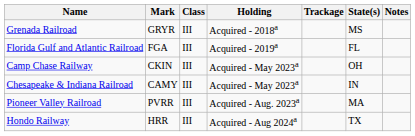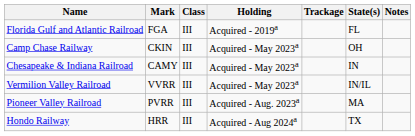- row: (42, 29)
+ row: (59, 84)
